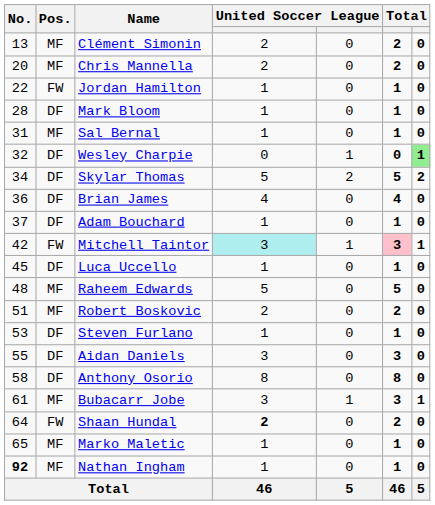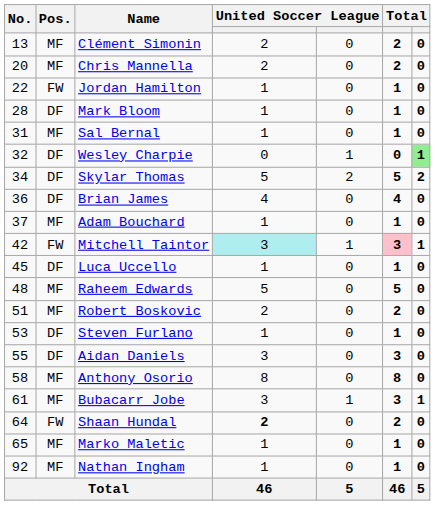(55, 222) DF -> (55, 222) MF
(55, 378) DF -> (55, 378) MF
(20, 467) bold -> (20, 467) normal
